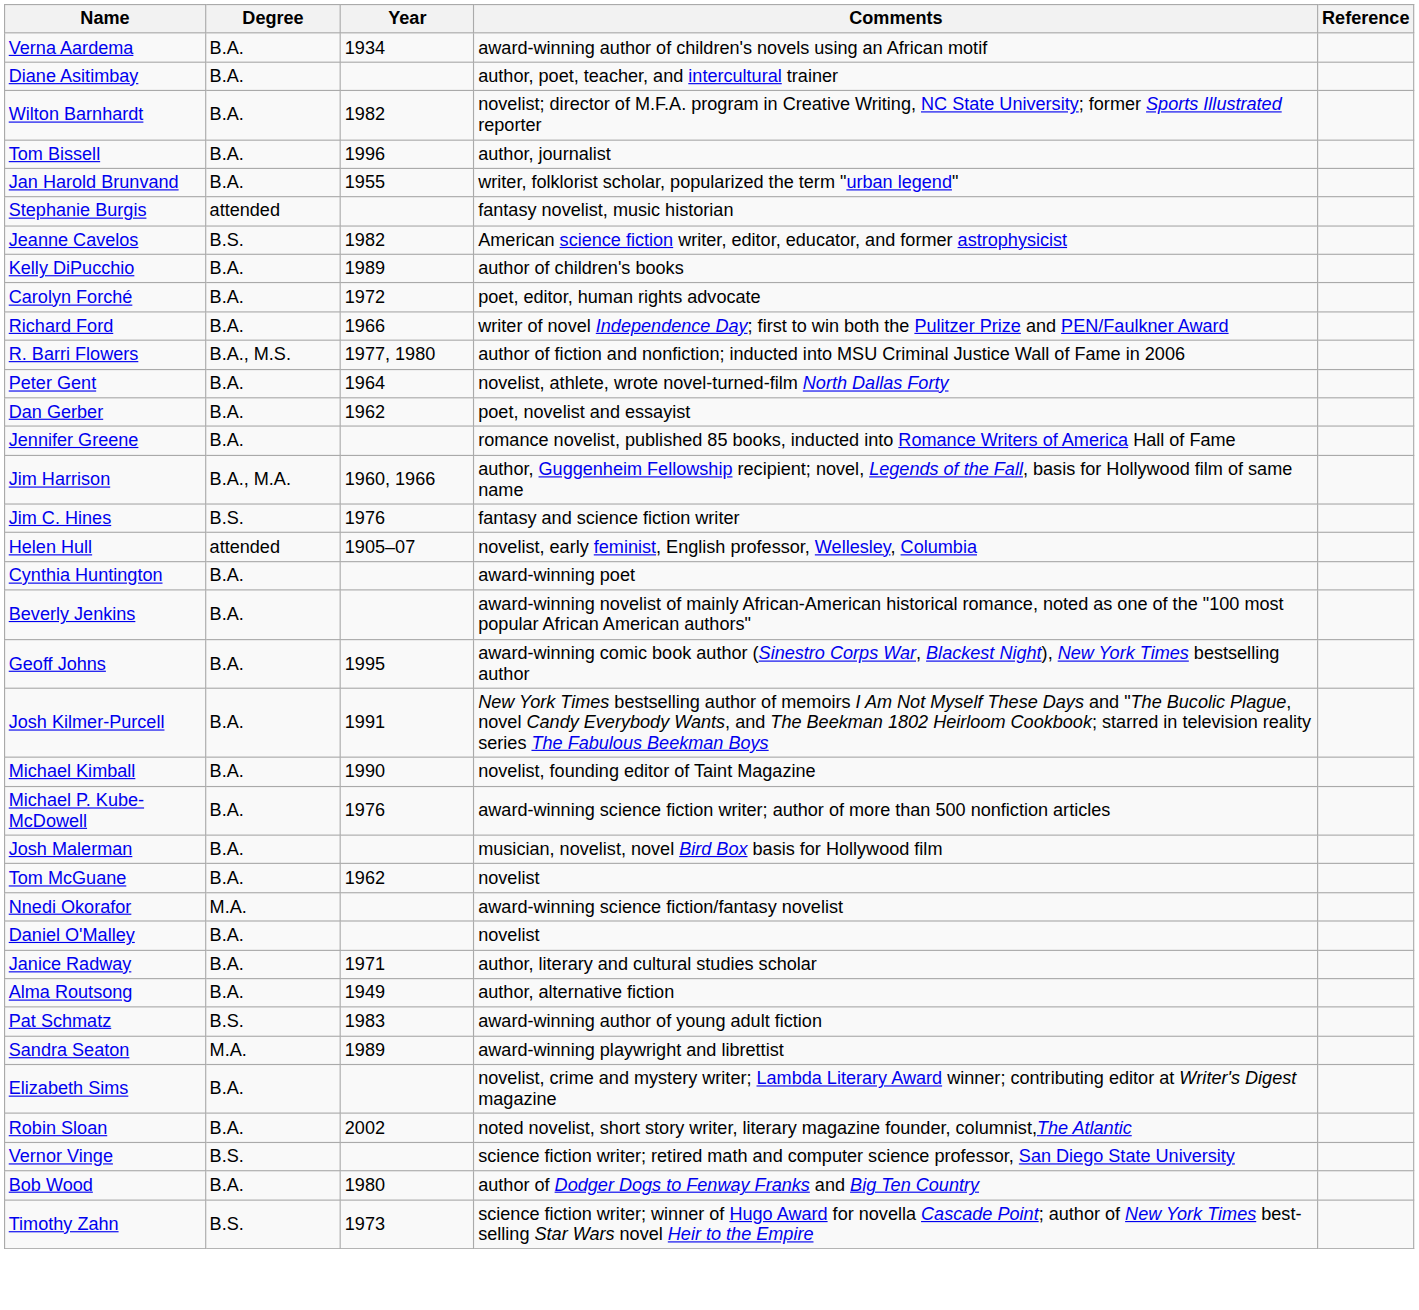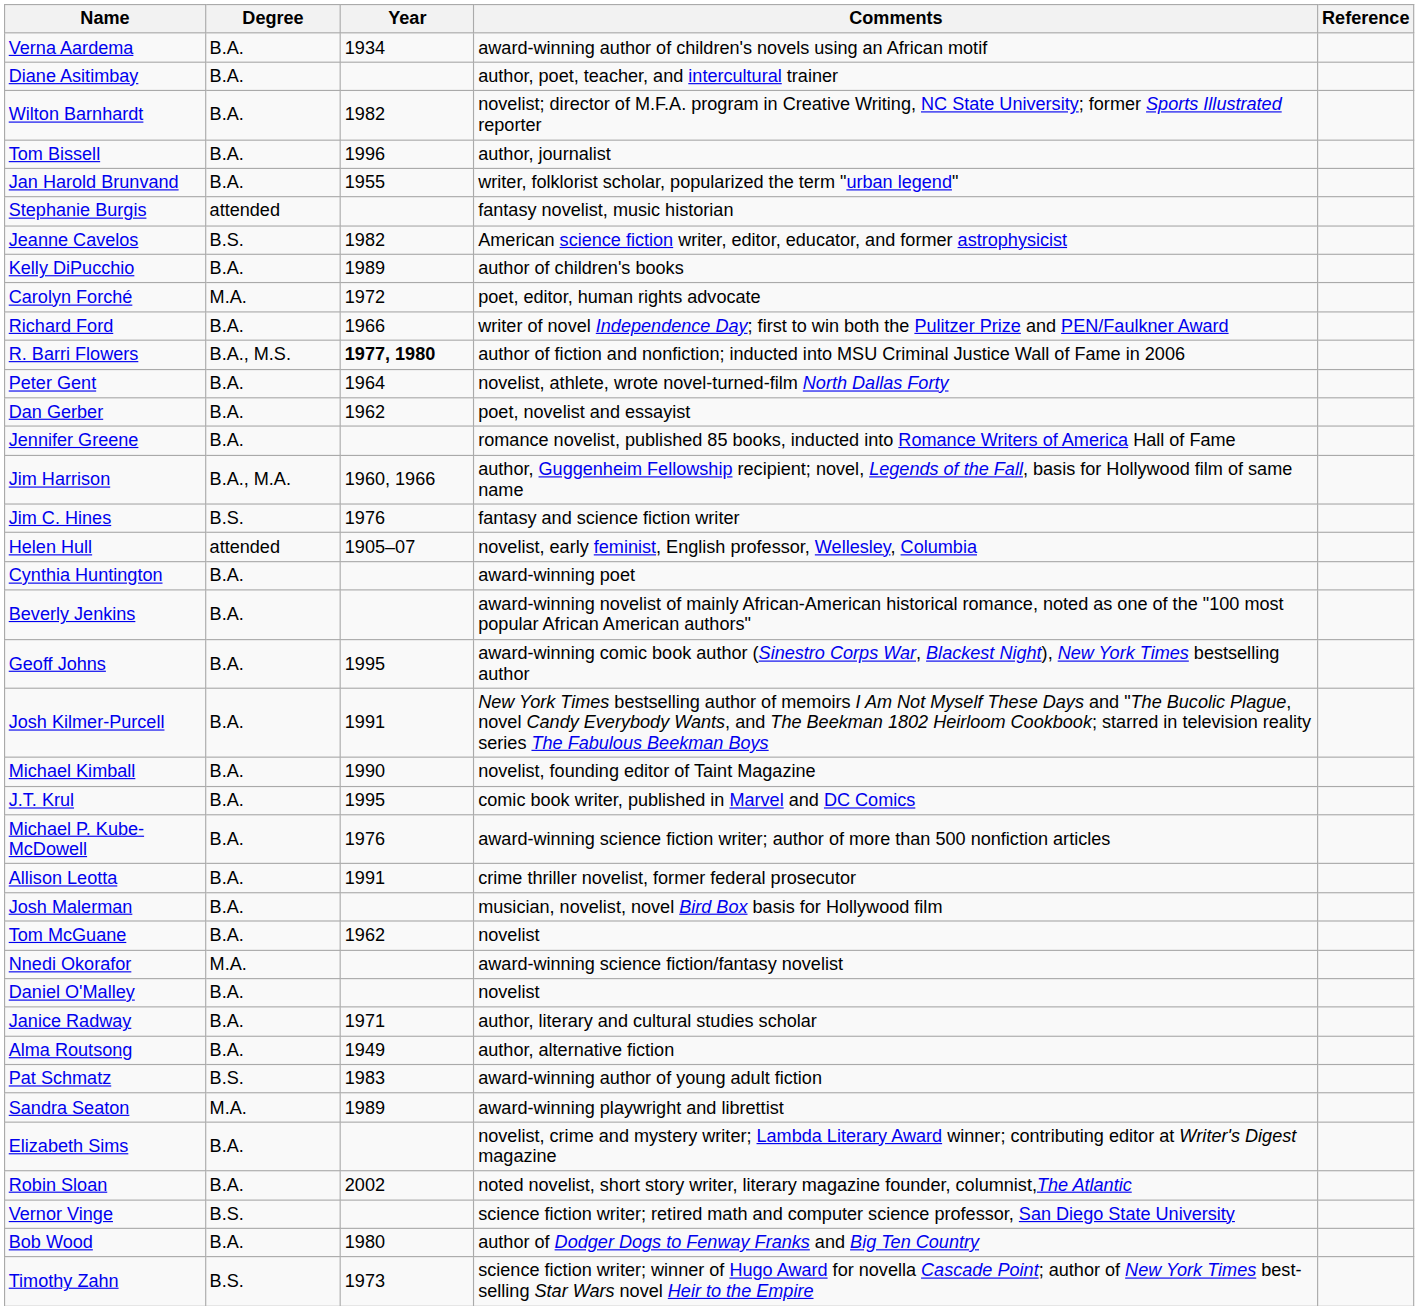(227, 297) B.A. -> (228, 297) M.A.
(390, 354) normal -> (390, 354) bold
+ row: (41, 800)
+ row: (63, 878)
